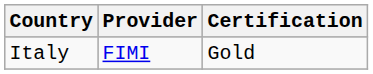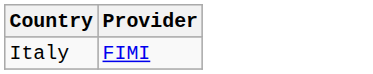- column: (285, 21)
